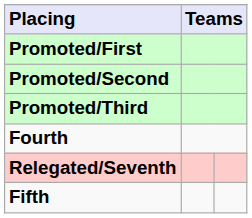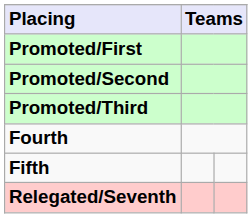rows swapped: (29, 197) <-> (93, 167)
